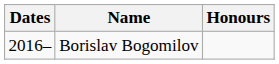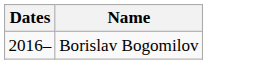- column: (238, 18)
